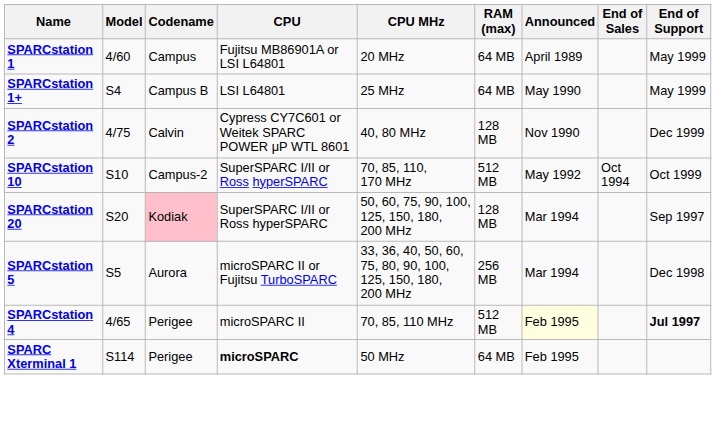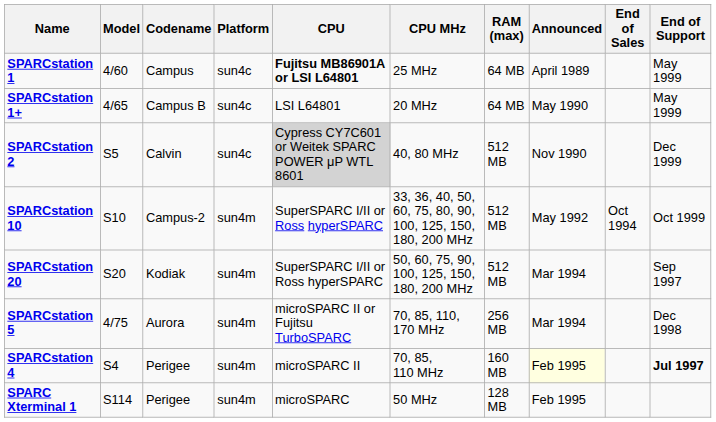+ column: (243, 29)
(279, 56) normal -> (330, 70) bold
(382, 56) 20 MHz -> (415, 70) 25 MHz
(113, 91) S4 -> (116, 105) 4/65
(382, 91) 25 MHz -> (415, 105) 20 MHz
(118, 133) 4/75 -> (111, 154) S5
(285, 133) no background -> (328, 154) lightgrey background
(488, 133) 128 MB -> (498, 154) 512 MB
(394, 175) 70, 85, 110, 170 MHz -> (434, 218) 33, 36, 40, 50, 60, 75, 80, 90, 100, 125, 150, 180, 200 MHz
(168, 216) pink background -> (166, 274) no background
(488, 216) 128 MB -> (498, 274) 512 MB
(113, 273) S5 -> (116, 323) 4/75
(412, 273) 33, 36, 40, 50, 60, 75, 80, 90, 100, 125, 150, 180, 200 MHz -> (426, 323) 70, 85, 110, 170 MHz
(118, 322) 4/65 -> (111, 365) S4
(488, 322) 512 MB -> (498, 365) 160 MB
(259, 357) bold -> (312, 400) normal
(496, 357) 64 MB -> (498, 400) 128 MB
